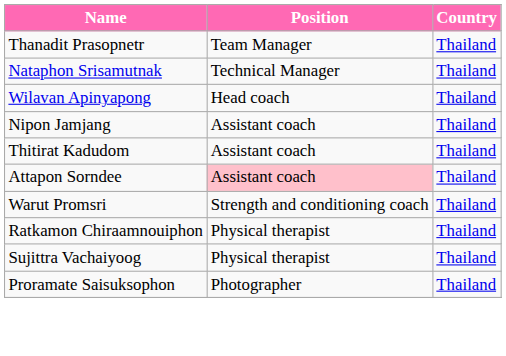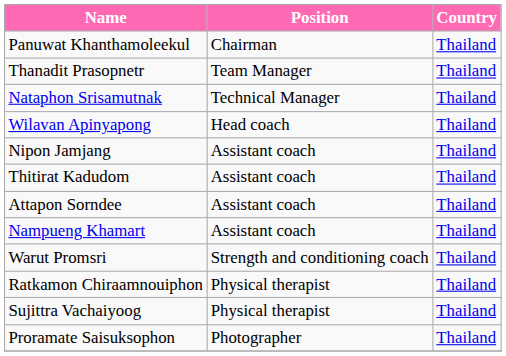+ row: (99, 44)
(263, 177) pink background -> (263, 204) no background
+ row: (77, 230)
